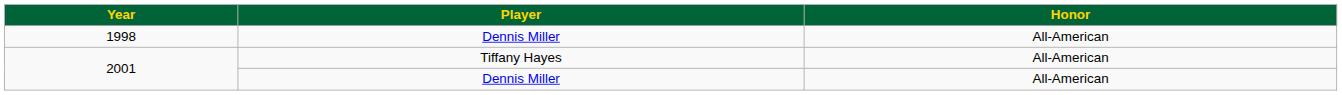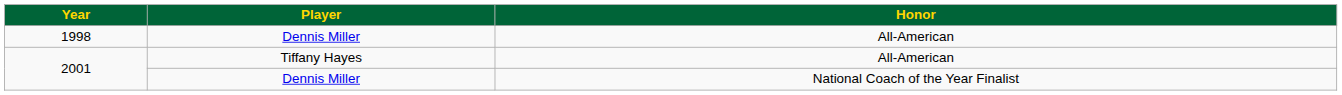(1071, 79) All-American -> (916, 79) National Coach of the Year Finalist
